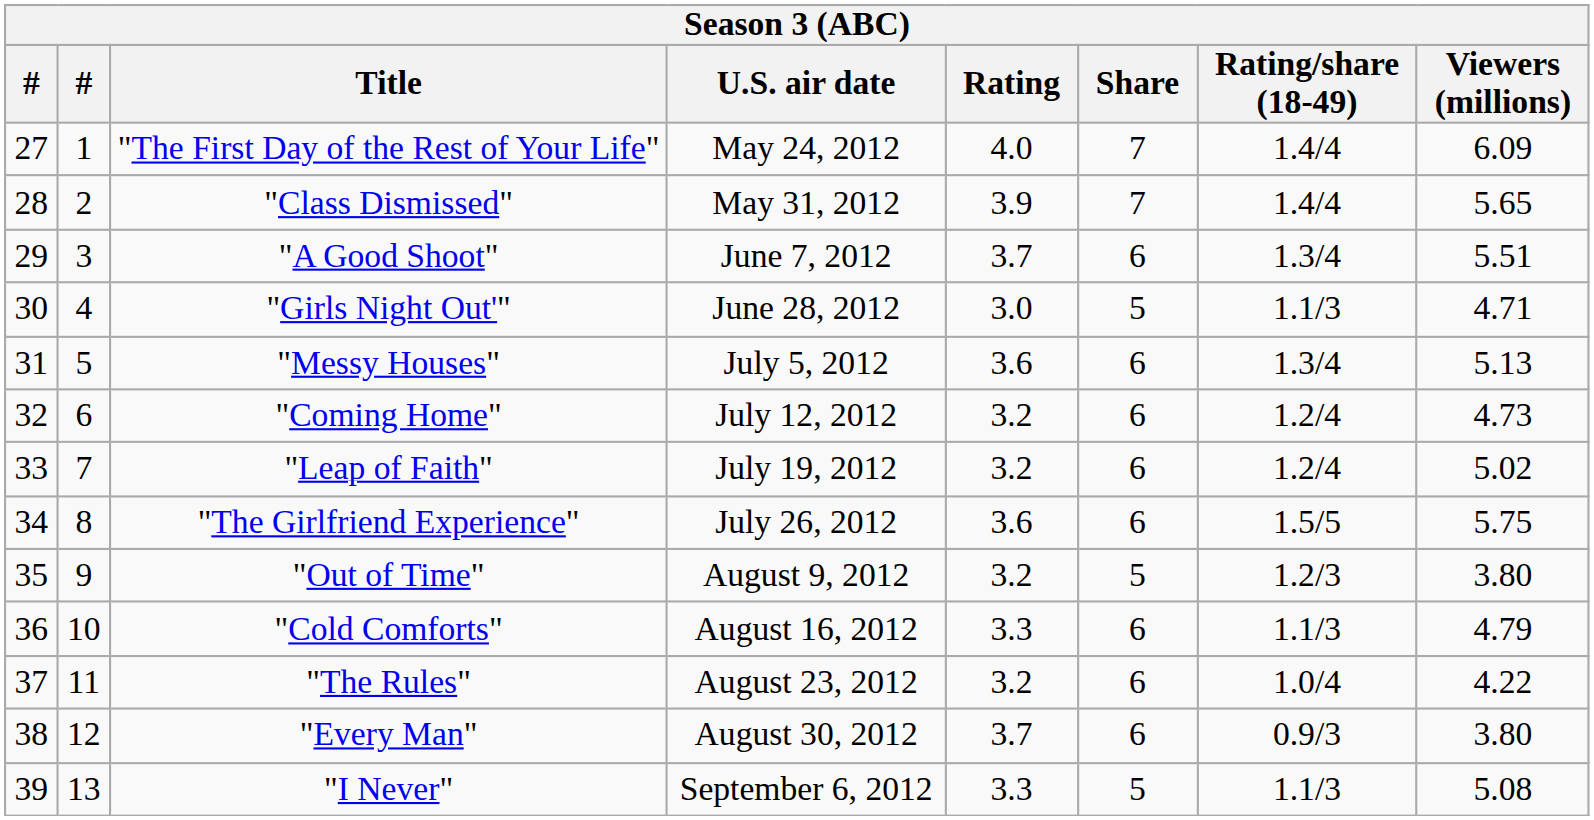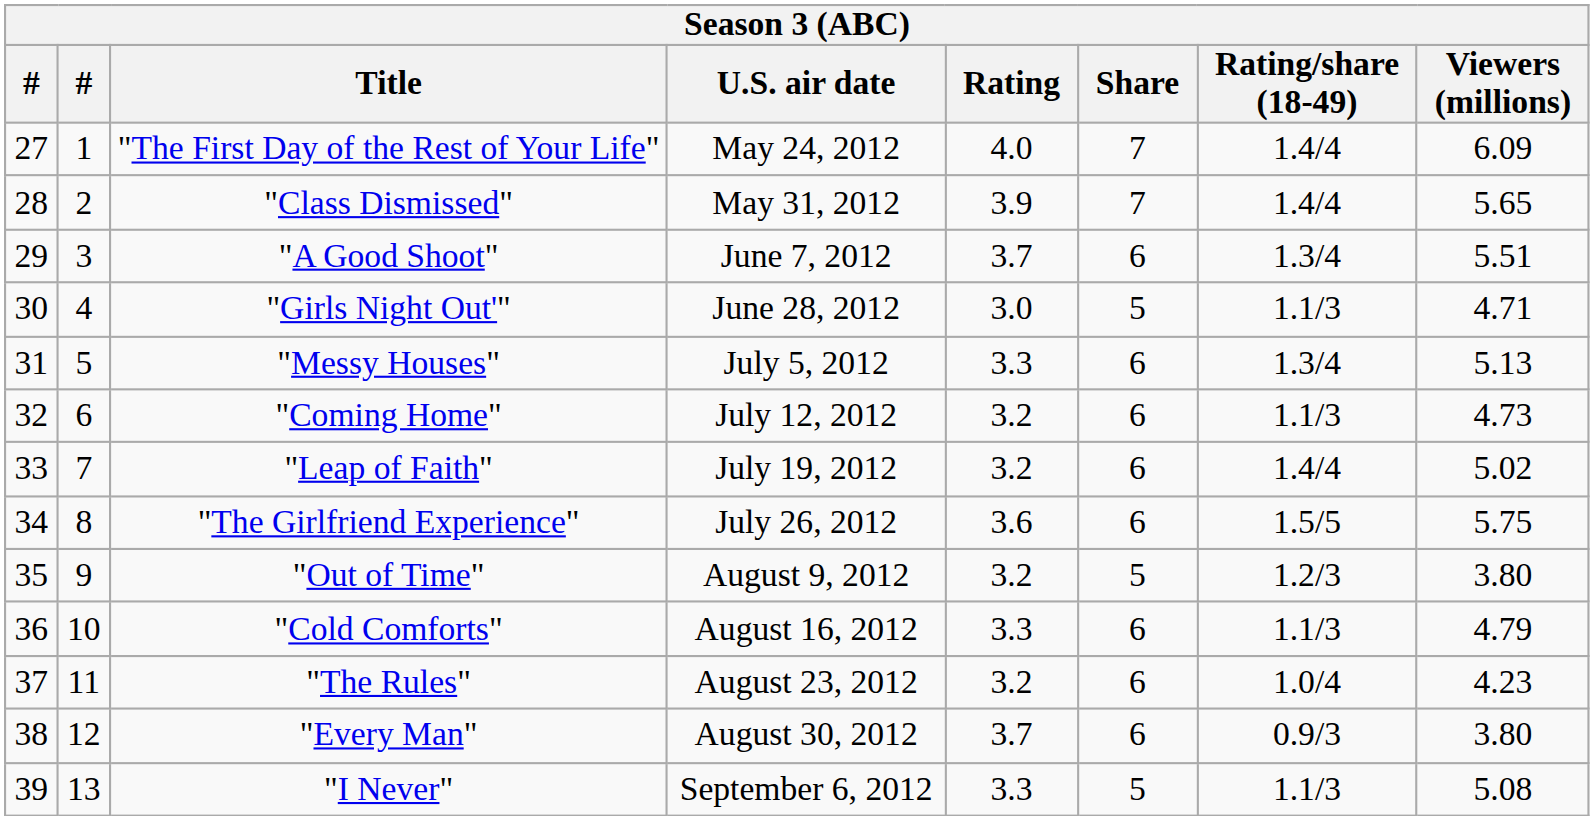(1012, 361) 3.6 -> (1012, 361) 3.3
(1307, 415) 1.2/4 -> (1307, 415) 1.1/3
(1307, 468) 1.2/4 -> (1307, 468) 1.4/4
(1503, 681) 4.22 -> (1503, 681) 4.23
